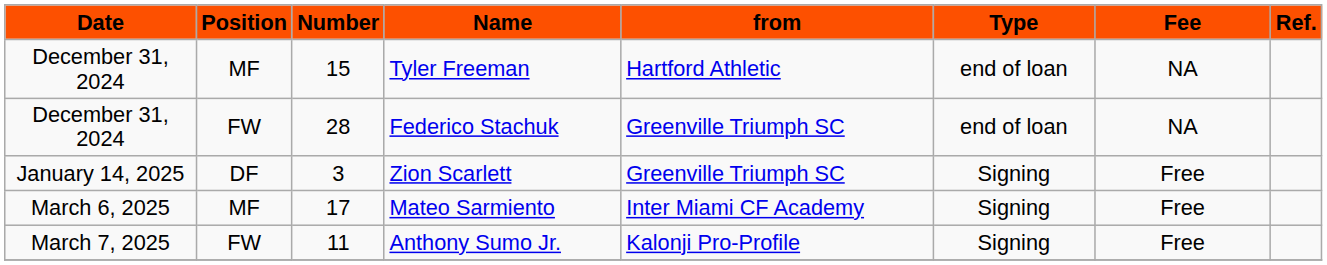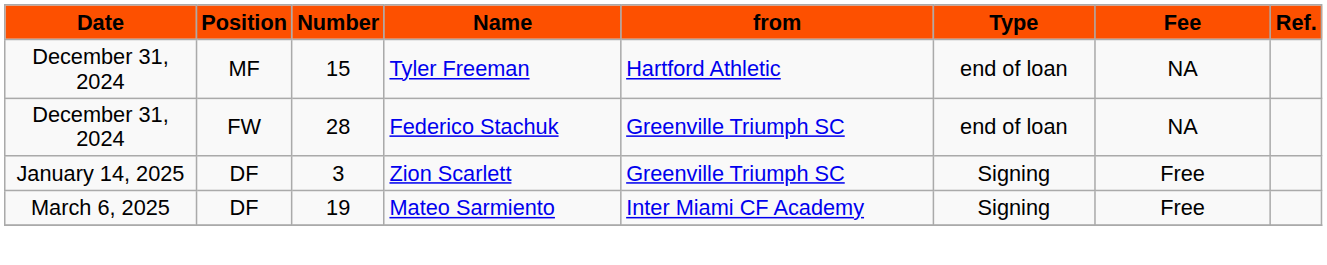(244, 208) MF -> (244, 208) DF
(338, 208) 17 -> (338, 208) 19
- row: (475, 242)
